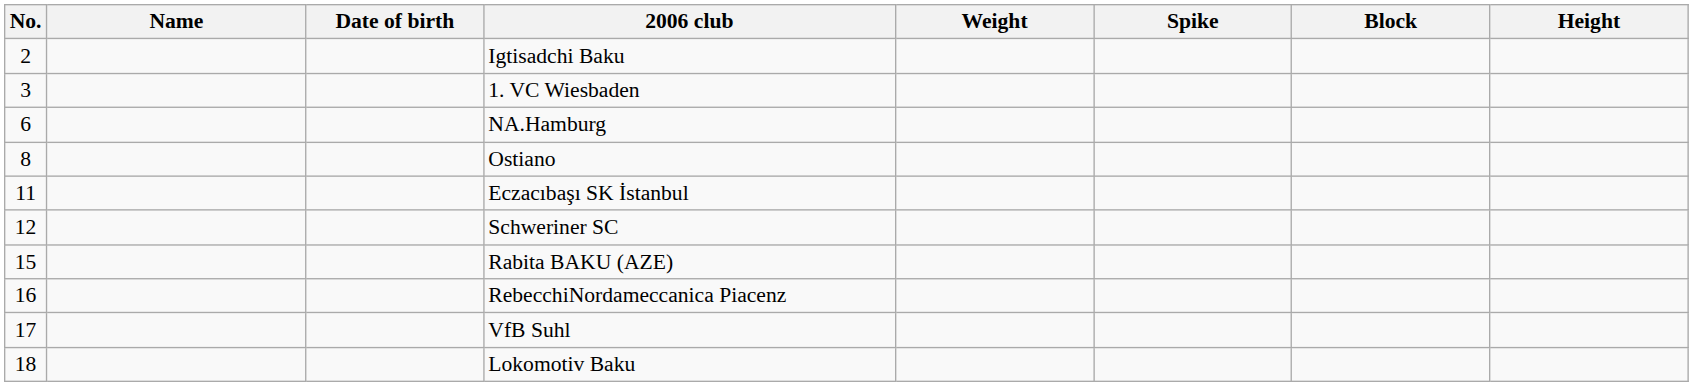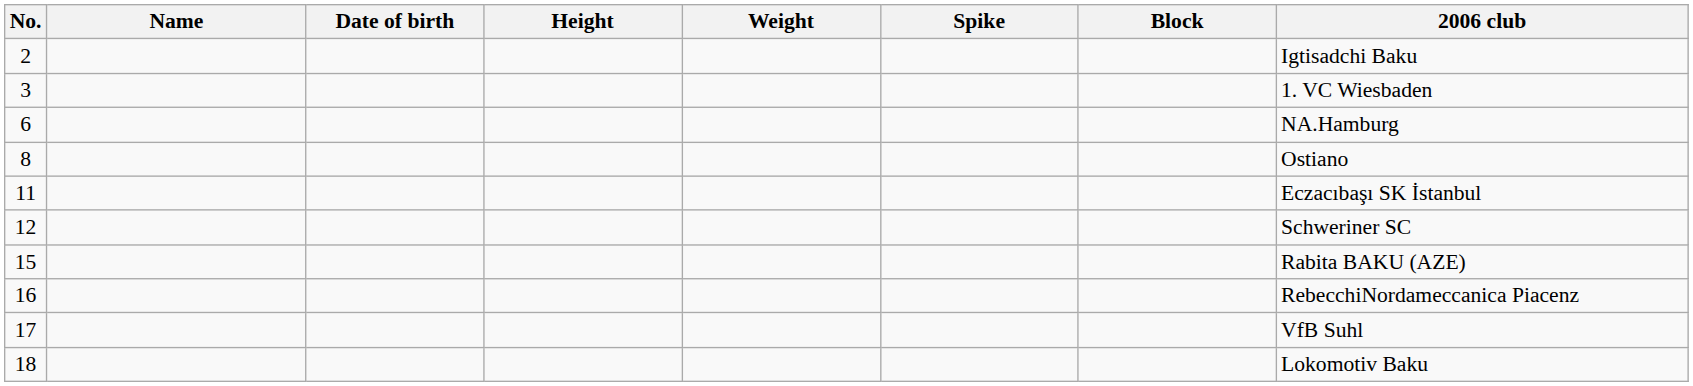columns swapped: (1589, 21) <-> (689, 21)
